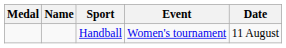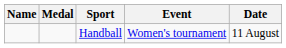columns swapped: (23, 14) <-> (59, 14)
